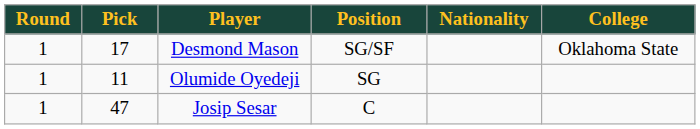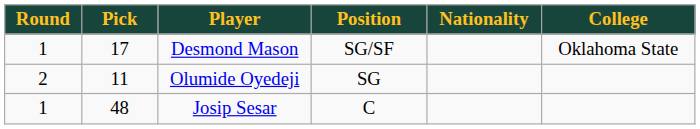(43, 78) 1 -> (43, 78) 2
(120, 108) 47 -> (120, 108) 48
